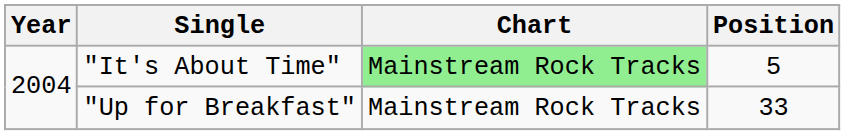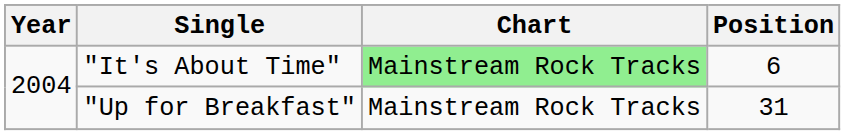(774, 67) 5 -> (774, 67) 6
(774, 108) 33 -> (774, 108) 31
